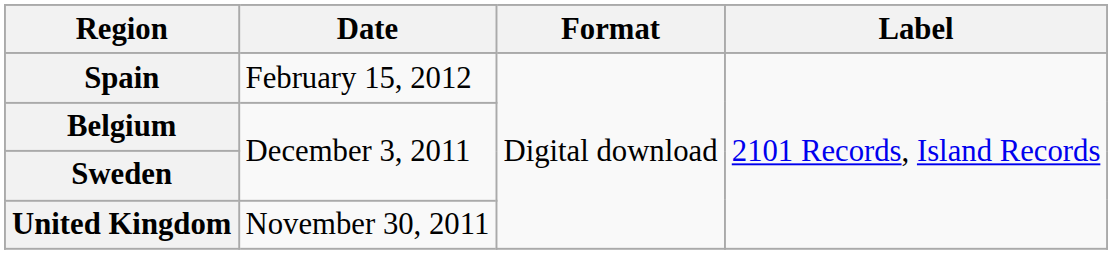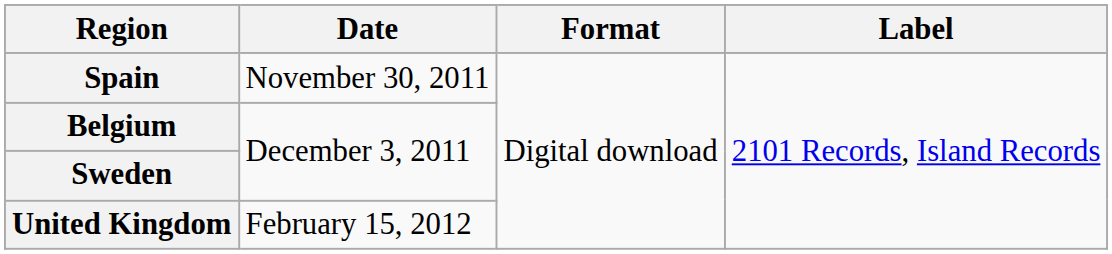(359, 77) February 15, 2012 -> (367, 77) November 30, 2011
(367, 223) November 30, 2011 -> (359, 223) February 15, 2012
